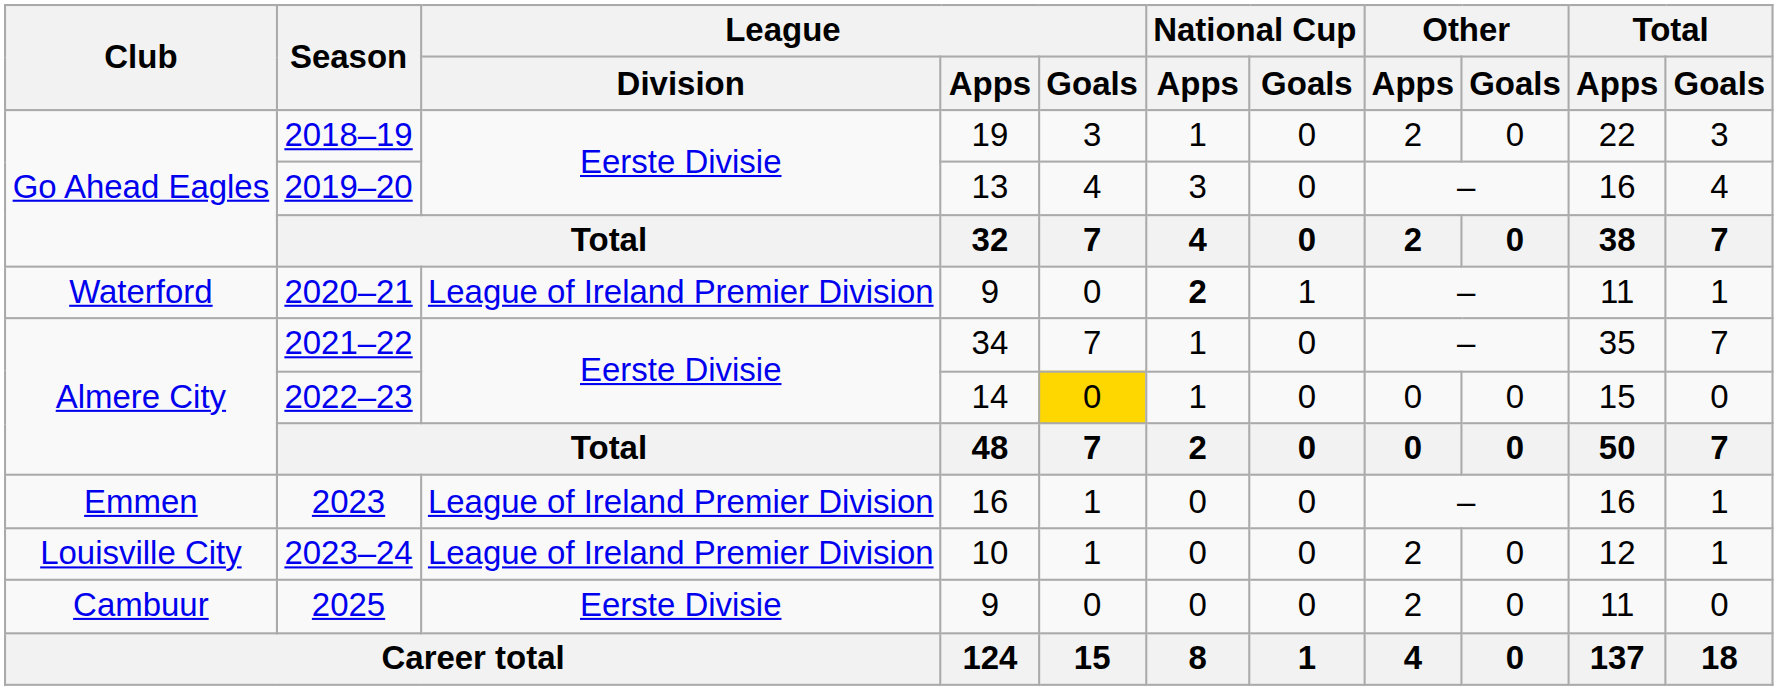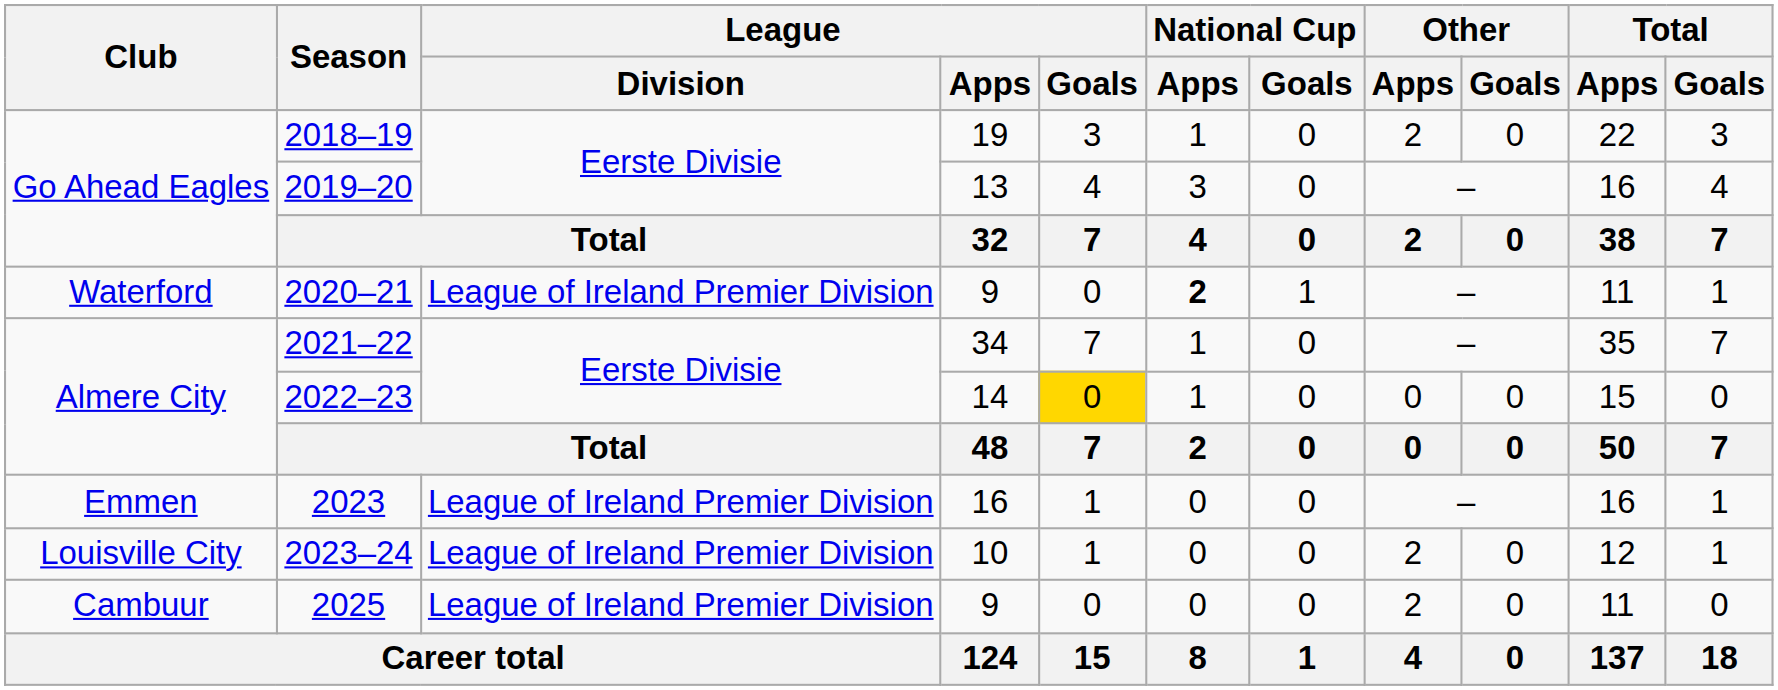(681, 605) Eerste Divisie -> (681, 605) League of Ireland Premier Division
